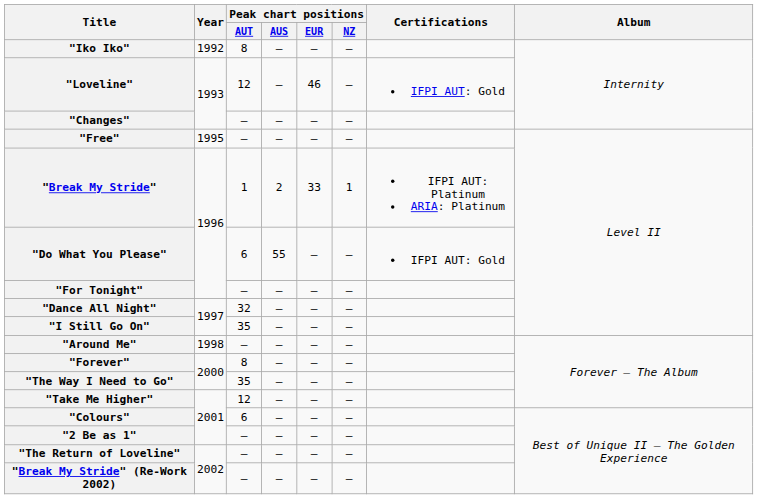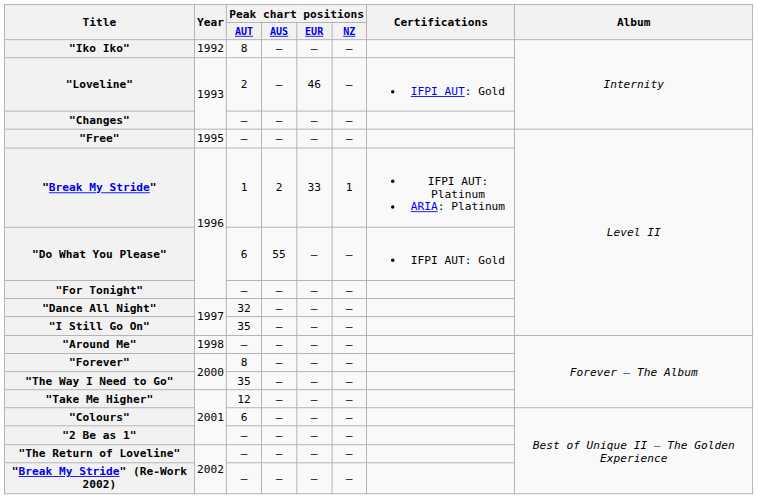(244, 85) 12 -> (244, 85) 2
